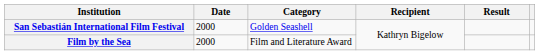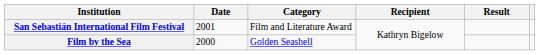(206, 27) 2000 -> (206, 27) 2001
(281, 27) Golden Seashell -> (301, 27) Film and Literature Award
(301, 42) Film and Literature Award -> (281, 42) Golden Seashell
